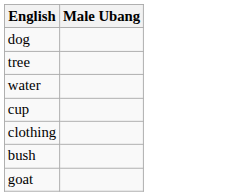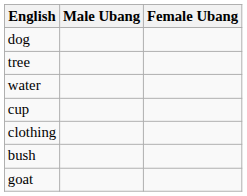+ column: (193, 16)
